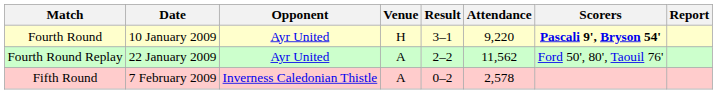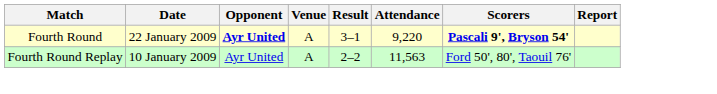(173, 36) 10 January 2009 -> (173, 36) 22 January 2009
(300, 36) normal -> (254, 36) bold
(401, 36) H -> (309, 36) A
(173, 57) 22 January 2009 -> (173, 57) 10 January 2009
(499, 57) 11,562 -> (407, 57) 11,563
- row: (65, 78)
